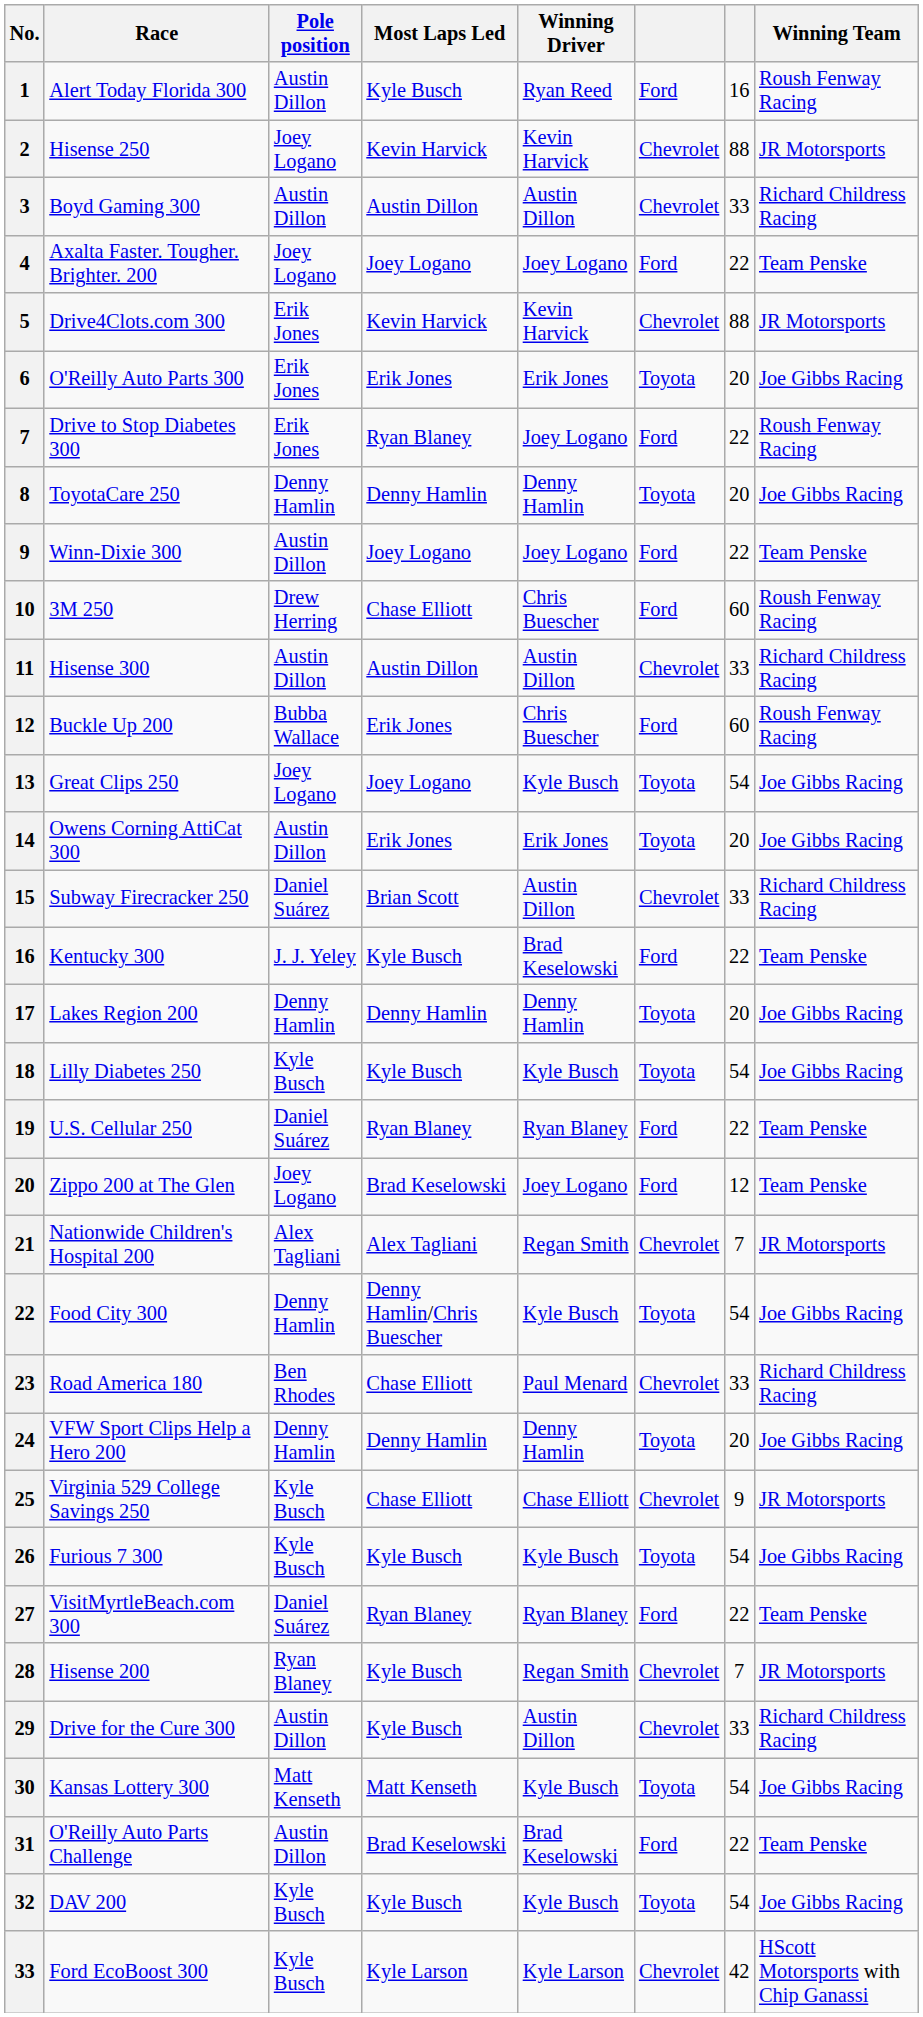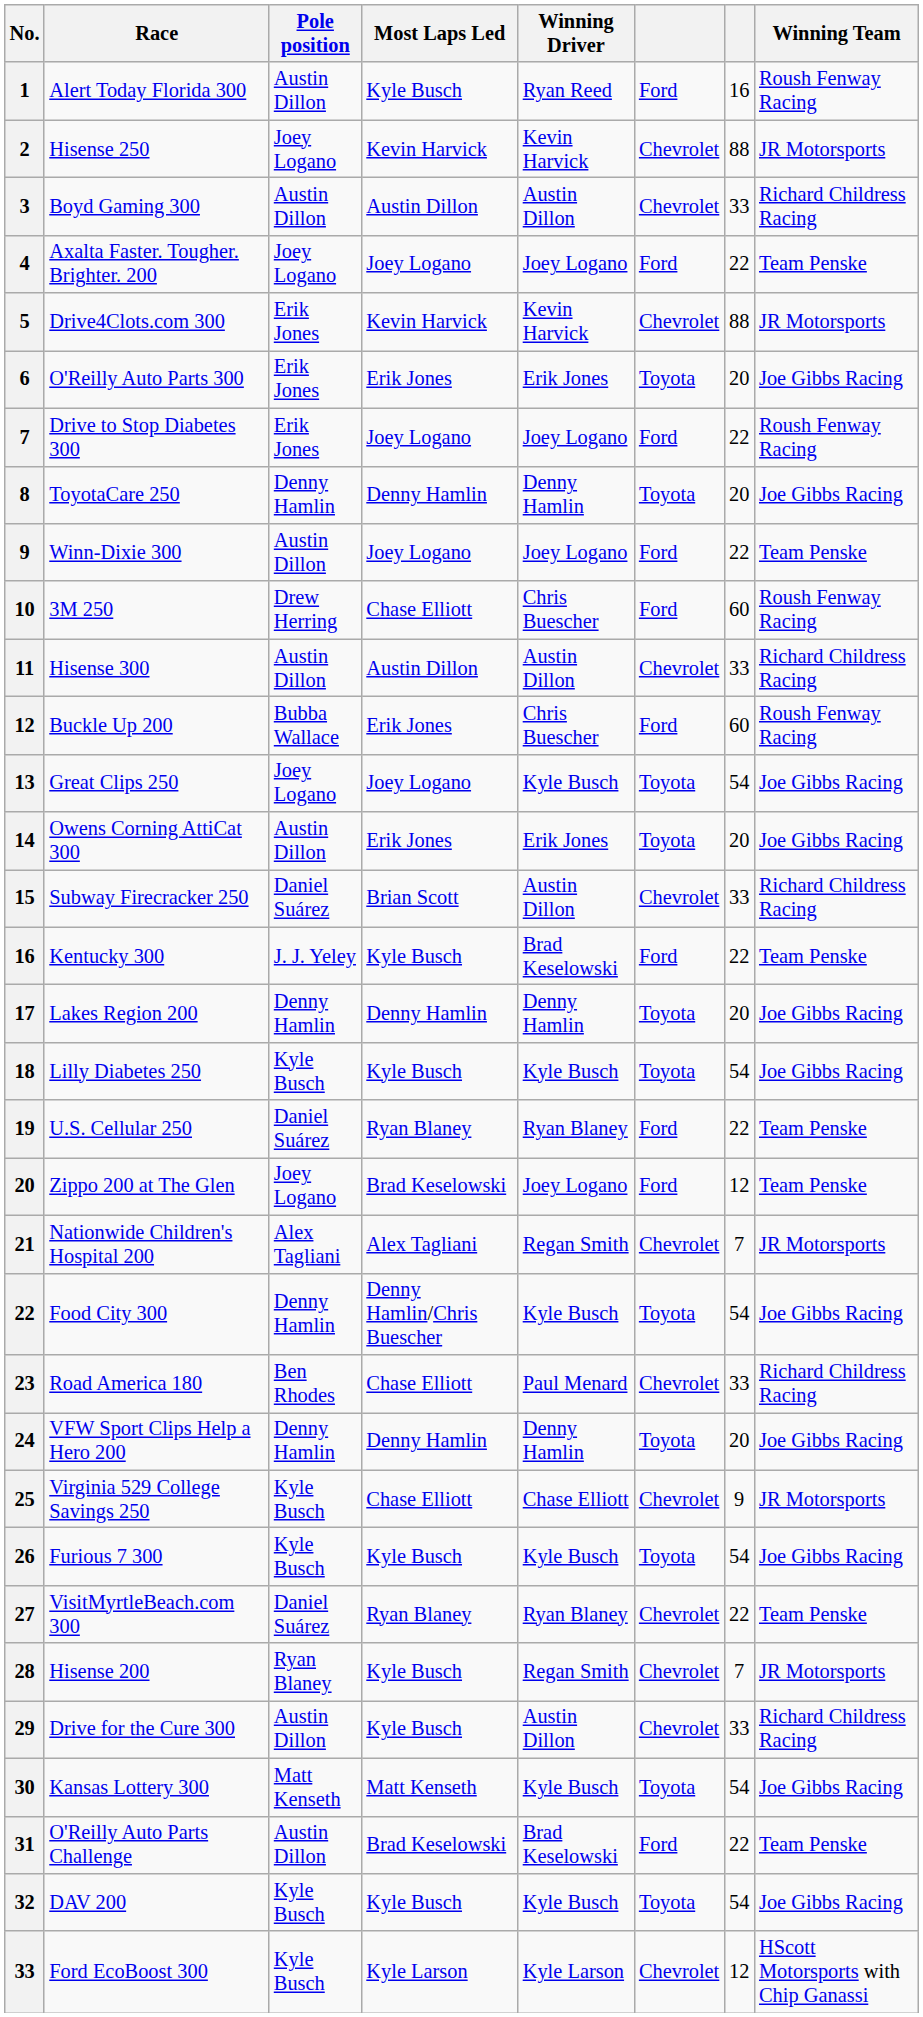(419, 436) Ryan Blaney -> (419, 436) Joey Logano
(658, 1613) Ford -> (679, 1613) Chevrolet
(739, 1971) 42 -> (739, 1971) 12
